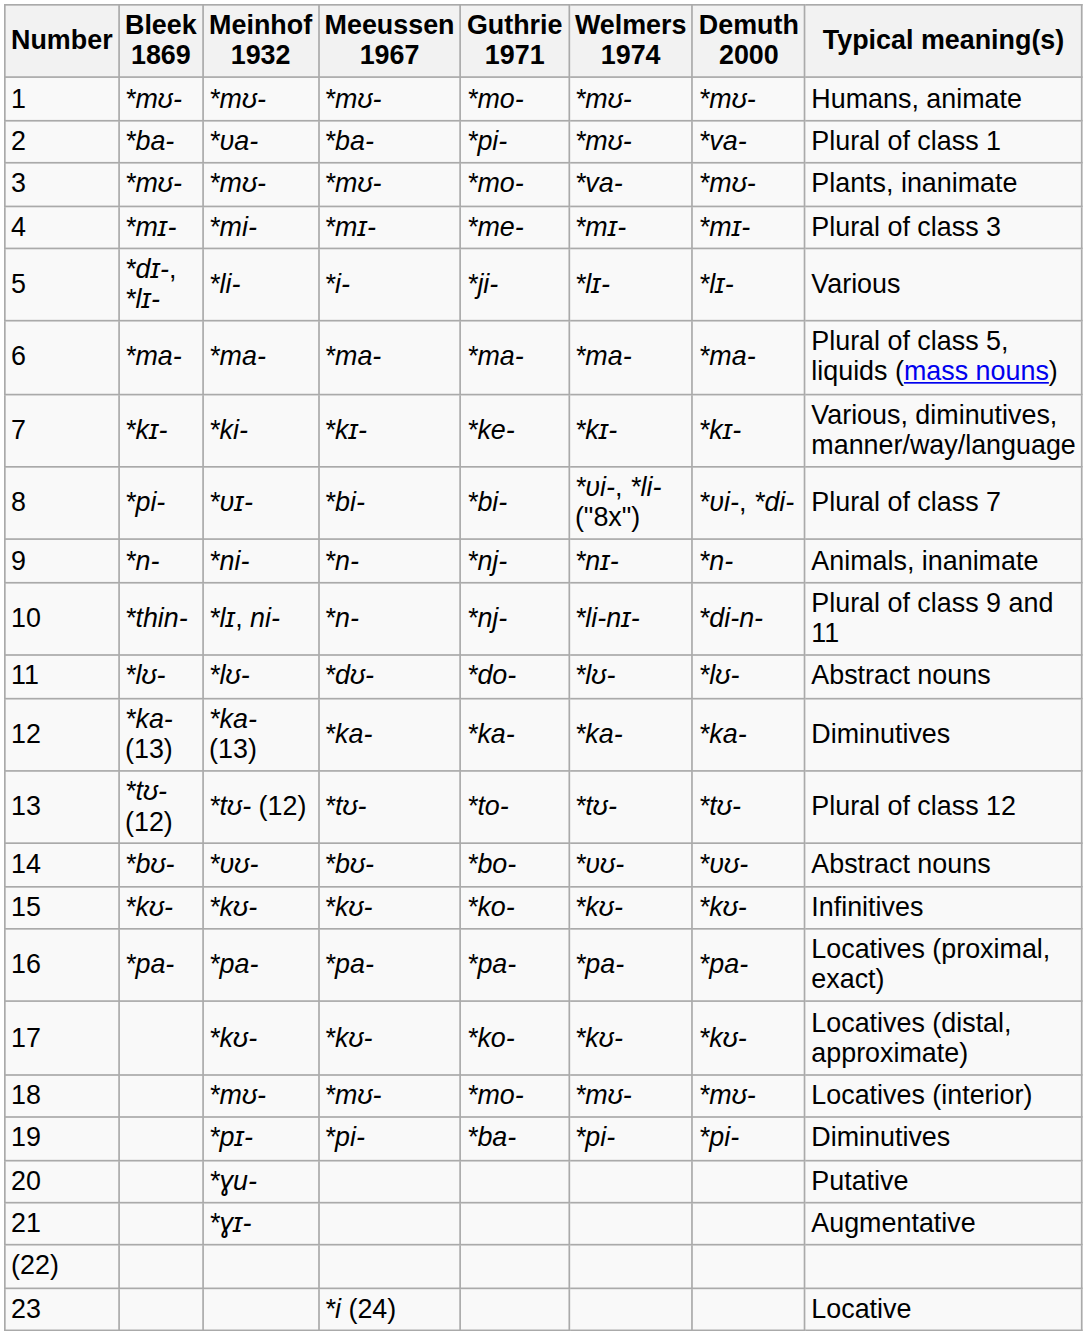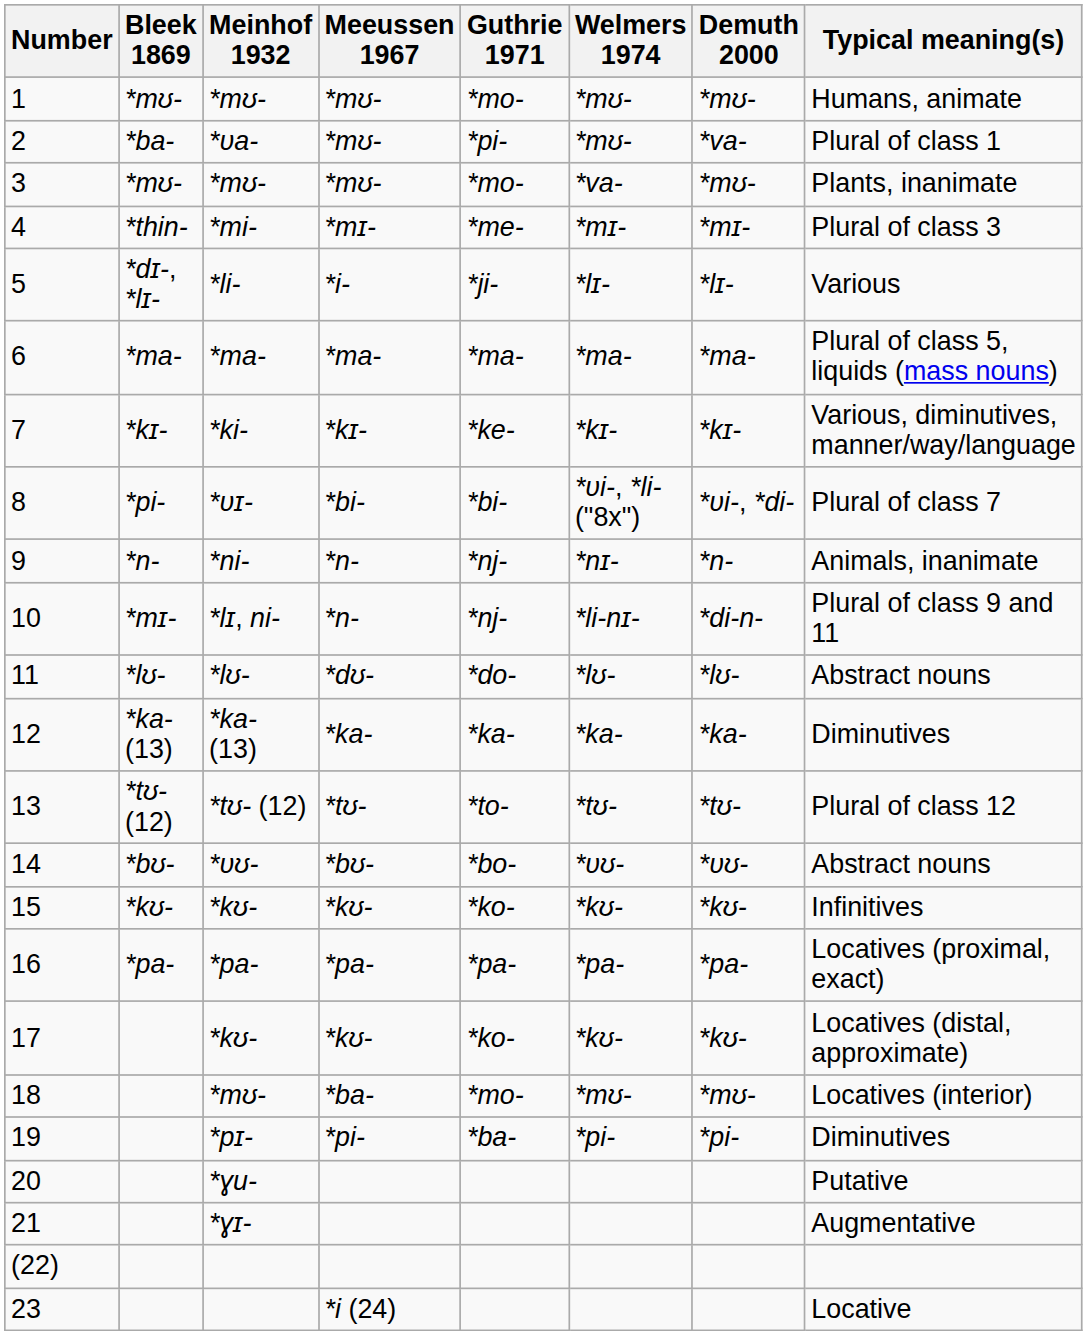(349, 141) *ba- -> (353, 141) *mʊ-
(151, 226) *mɪ- -> (156, 226) *thin-
(156, 618) *thin- -> (151, 618) *mɪ-
(353, 1095) *mʊ- -> (349, 1095) *ba-
